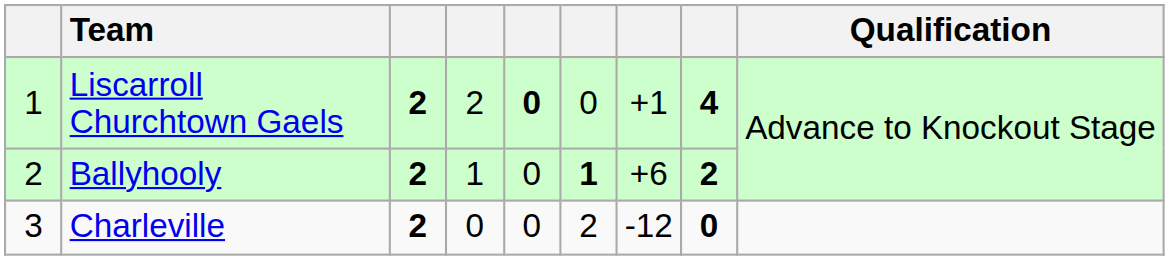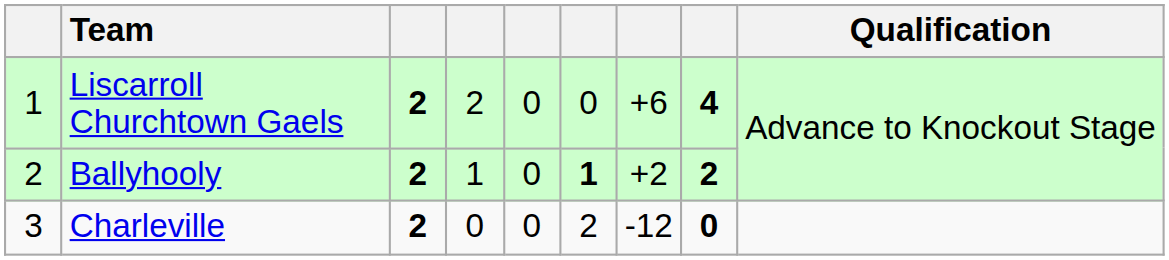(532, 102) bold -> (532, 102) normal
(649, 102) +1 -> (649, 102) +6
(649, 173) +6 -> (649, 173) +2
